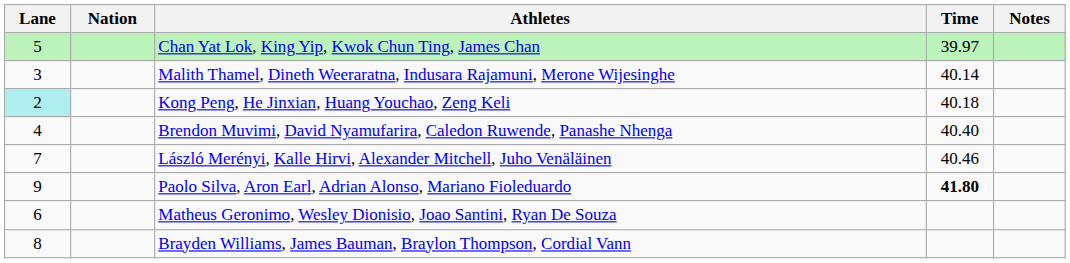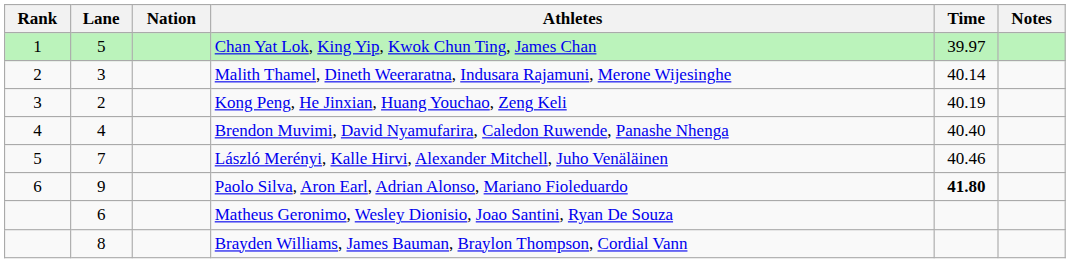+ column: (37, 18)
(37, 102) paleturquoise background -> (101, 102) no background
(960, 102) 40.18 -> (966, 102) 40.19
